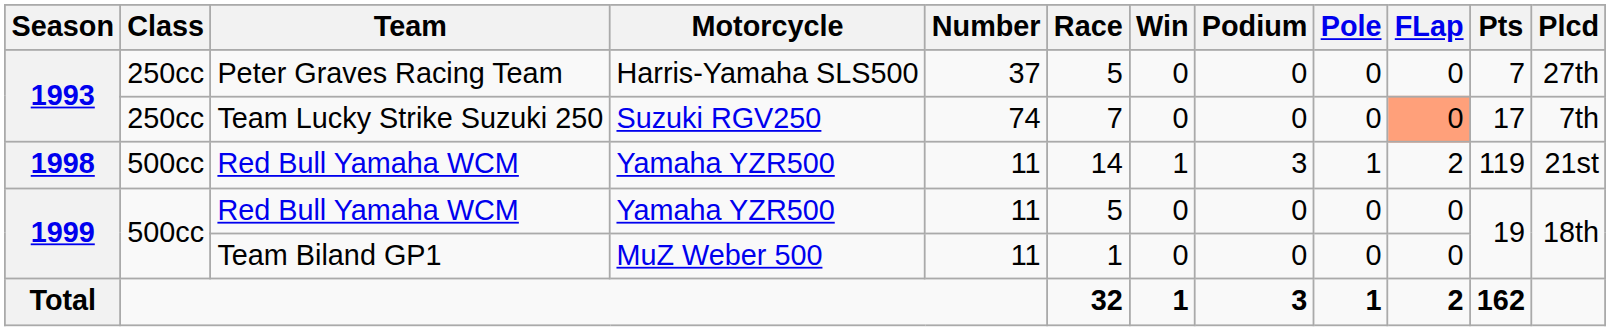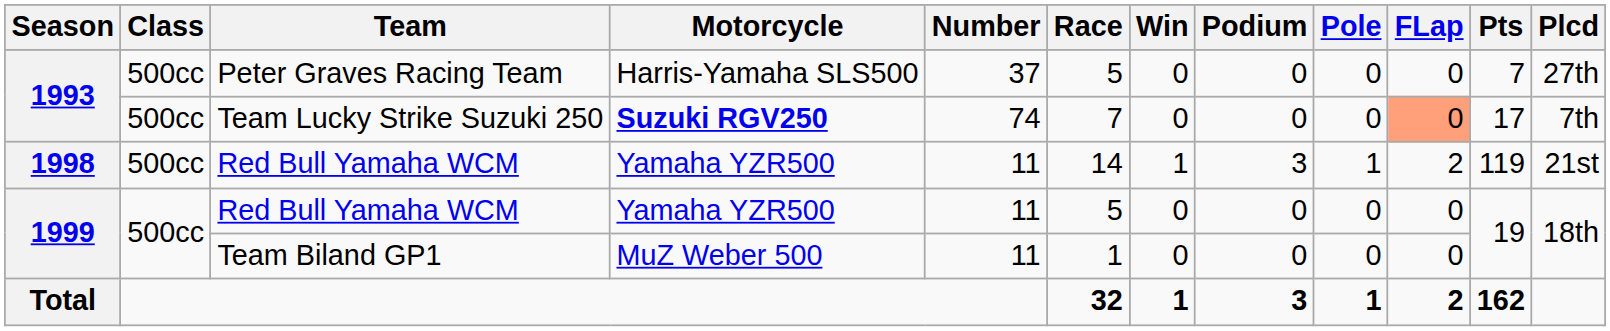(166, 73) 250cc -> (166, 73) 500cc
(166, 118) 250cc -> (166, 118) 500cc
(719, 118) normal -> (722, 118) bold
